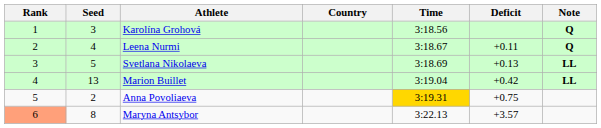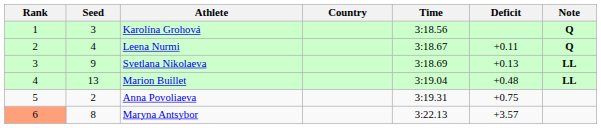(93, 64) 5 -> (93, 64) 9
(506, 81) +0.42 -> (506, 81) +0.48
(431, 98) gold background -> (431, 98) no background
